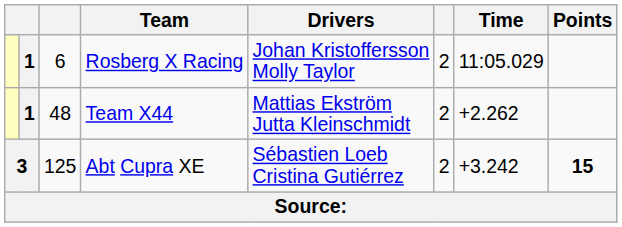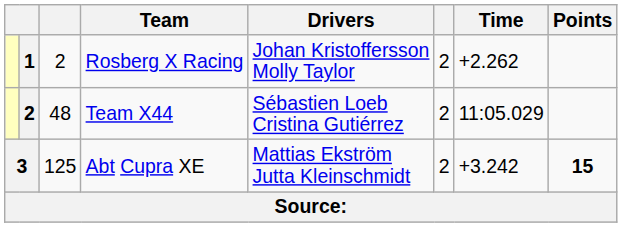(60, 61) 6 -> (60, 61) 2
(501, 61) 11:05.029 -> (489, 61) +2.262
(29, 113) 1 -> (29, 113) 2
(331, 113) Mattias Ekström Jutta Kleinschmidt -> (328, 113) Sébastien Loeb Cristina Gutiérrez
(489, 113) +2.262 -> (501, 113) 11:05.029
(328, 165) Sébastien Loeb Cristina Gutiérrez -> (331, 165) Mattias Ekström Jutta Kleinschmidt
